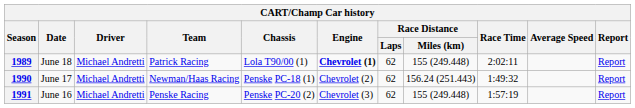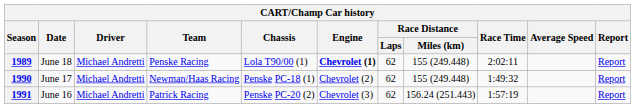(179, 62) Patrick Racing -> (179, 62) Penske Racing
(441, 79) 156.24 (251.443) -> (441, 79) 155 (249.448)
(179, 95) Penske Racing -> (179, 95) Patrick Racing
(441, 95) 155 (249.448) -> (441, 95) 156.24 (251.443)
